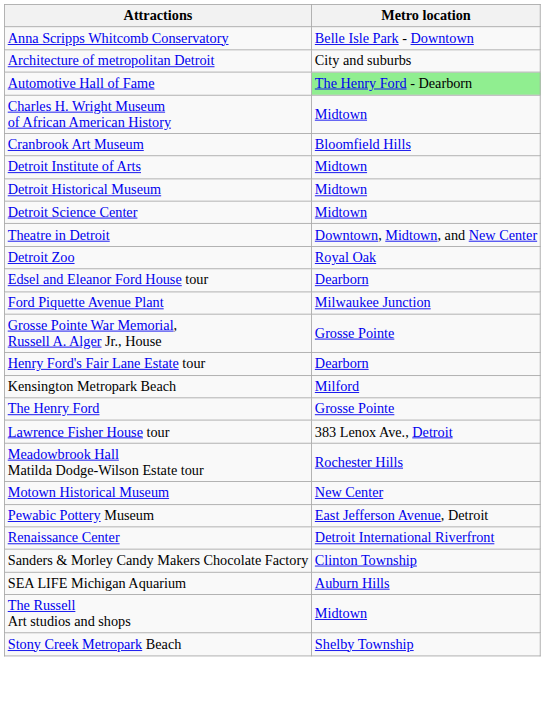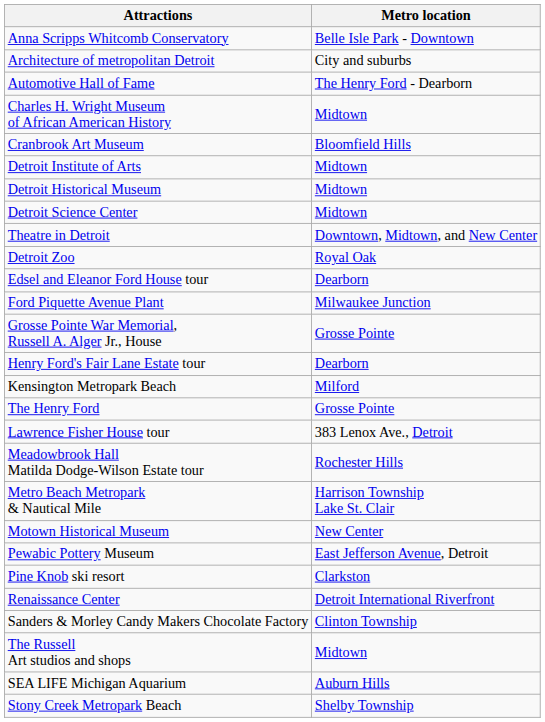(394, 83) lightgreen background -> (394, 83) no background
+ row: (77, 500)
+ row: (66, 576)
rows swapped: (97, 583) <-> (69, 613)
